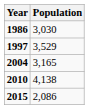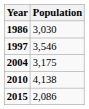(45, 46) 3,529 -> (45, 46) 3,546
(45, 63) 3,165 -> (45, 63) 3,175
